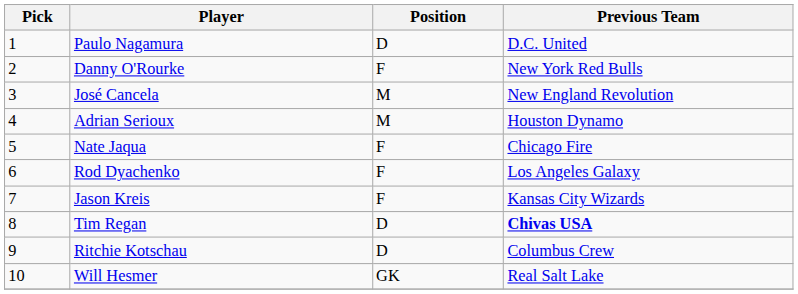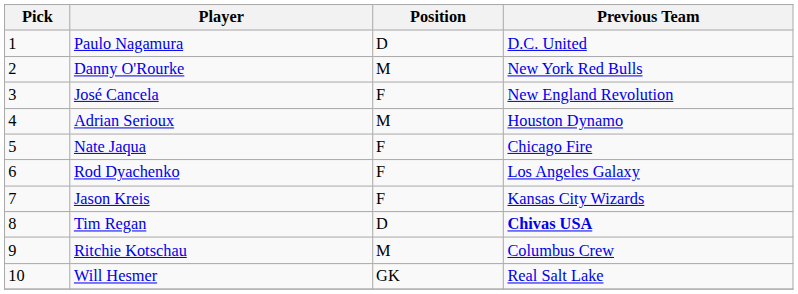(381, 69) F -> (383, 69) M
(383, 95) M -> (381, 95) F
(382, 250) D -> (383, 250) M
